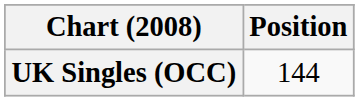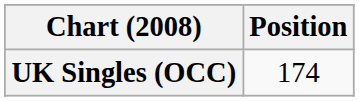(298, 72) 144 -> (298, 72) 174
